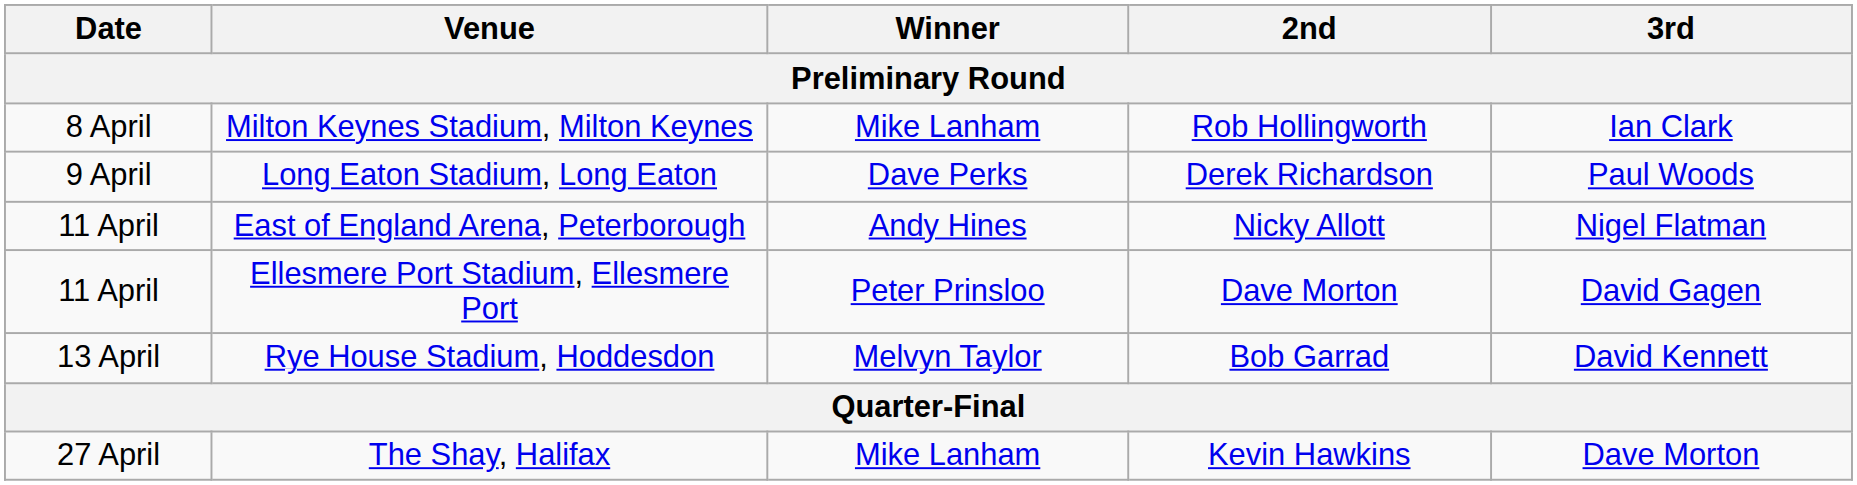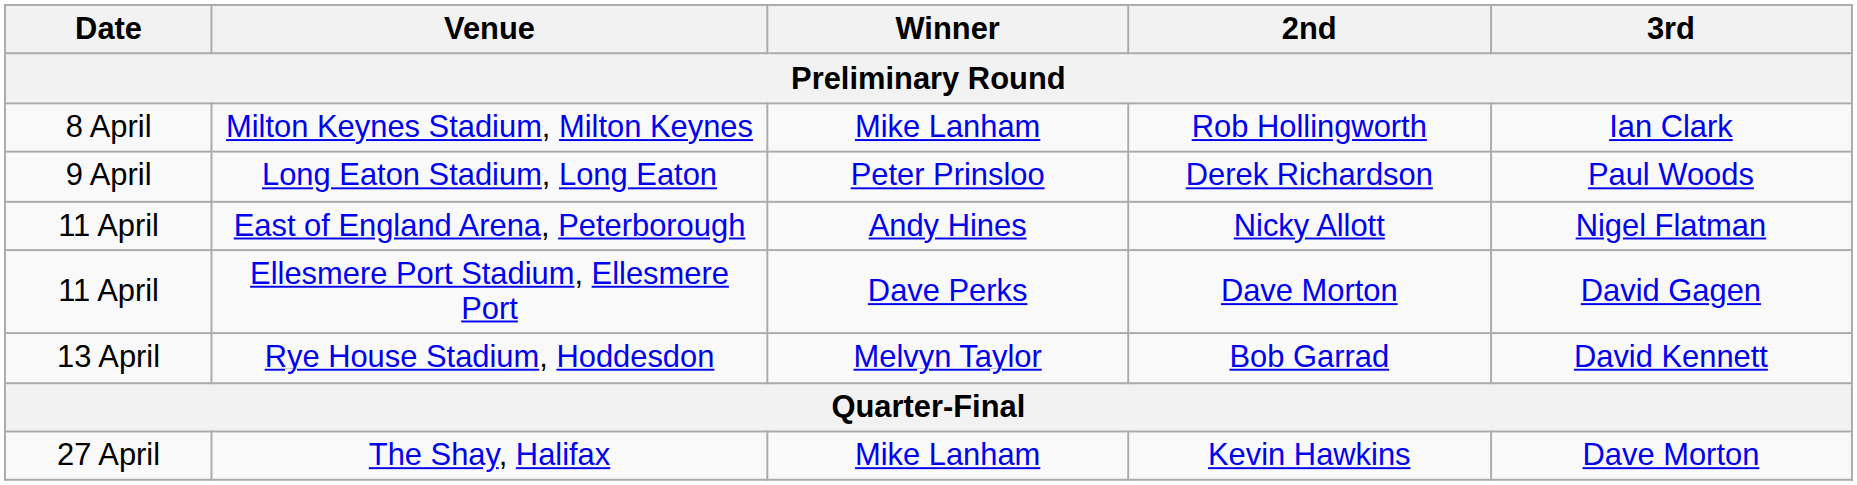(948, 175) Dave Perks -> (948, 175) Peter Prinsloo
(948, 291) Peter Prinsloo -> (948, 291) Dave Perks
